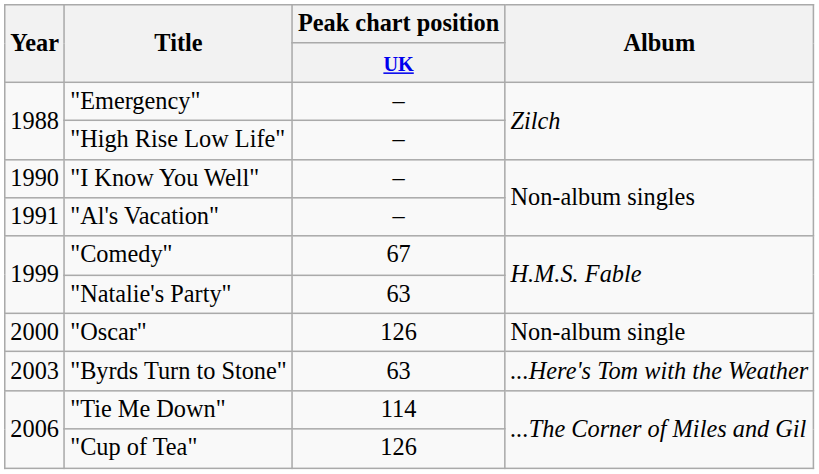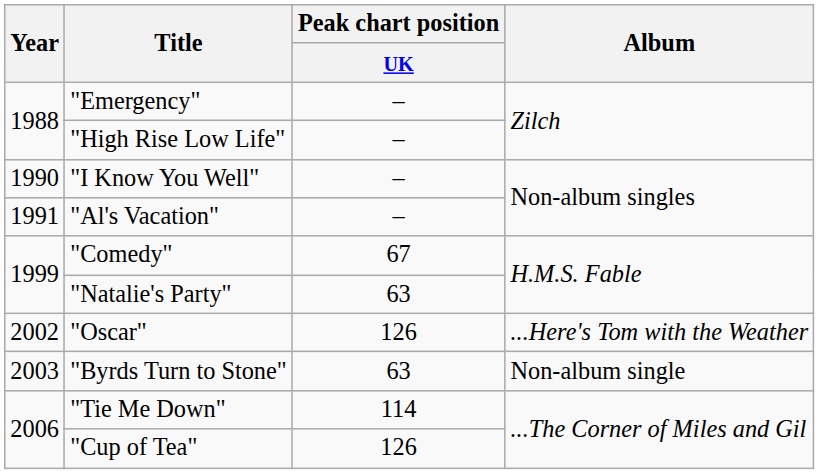(35, 332) 2000 -> (35, 332) 2002
(598, 332) Non-album single -> (659, 332) ...Here's Tom with the Weather
(659, 370) ...Here's Tom with the Weather -> (598, 370) Non-album single
